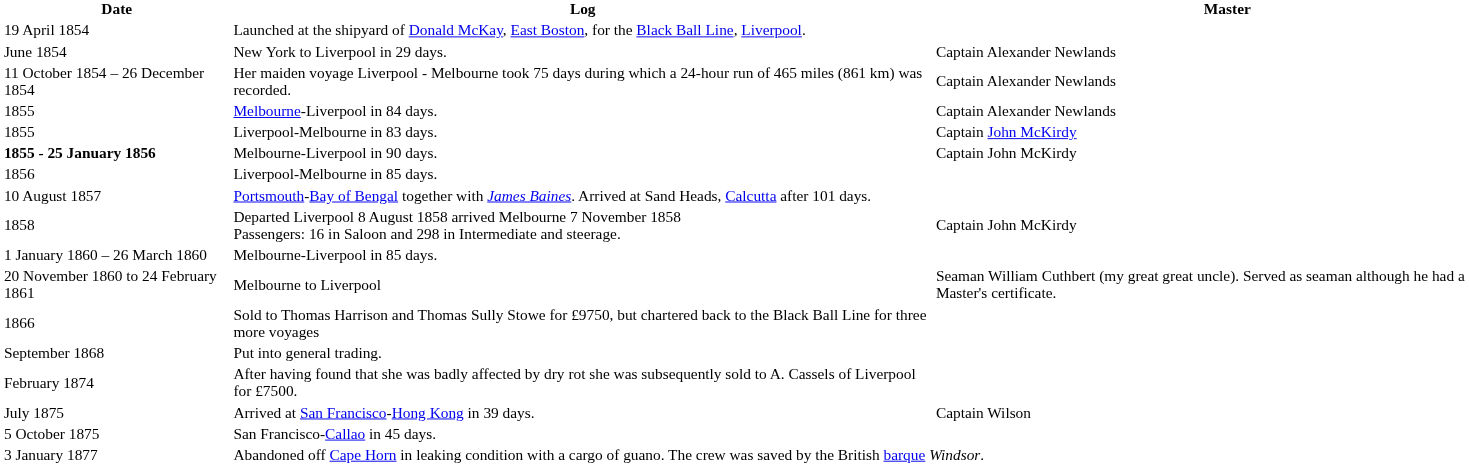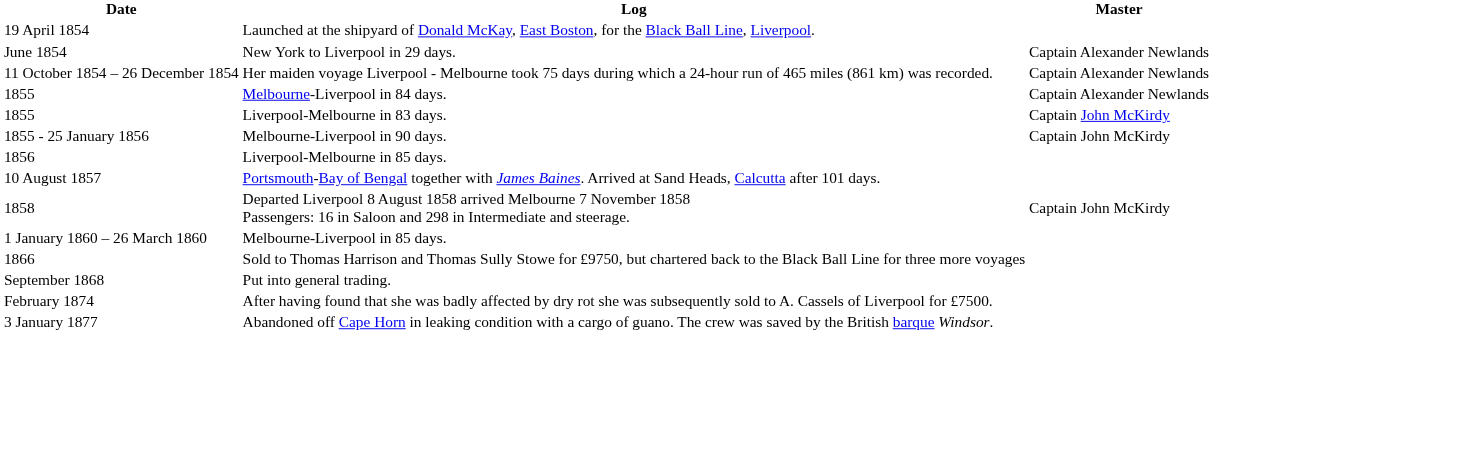(80, 153) bold -> (76, 136) normal
- row: (307, 285)
- row: (384, 412)
- row: (335, 433)
